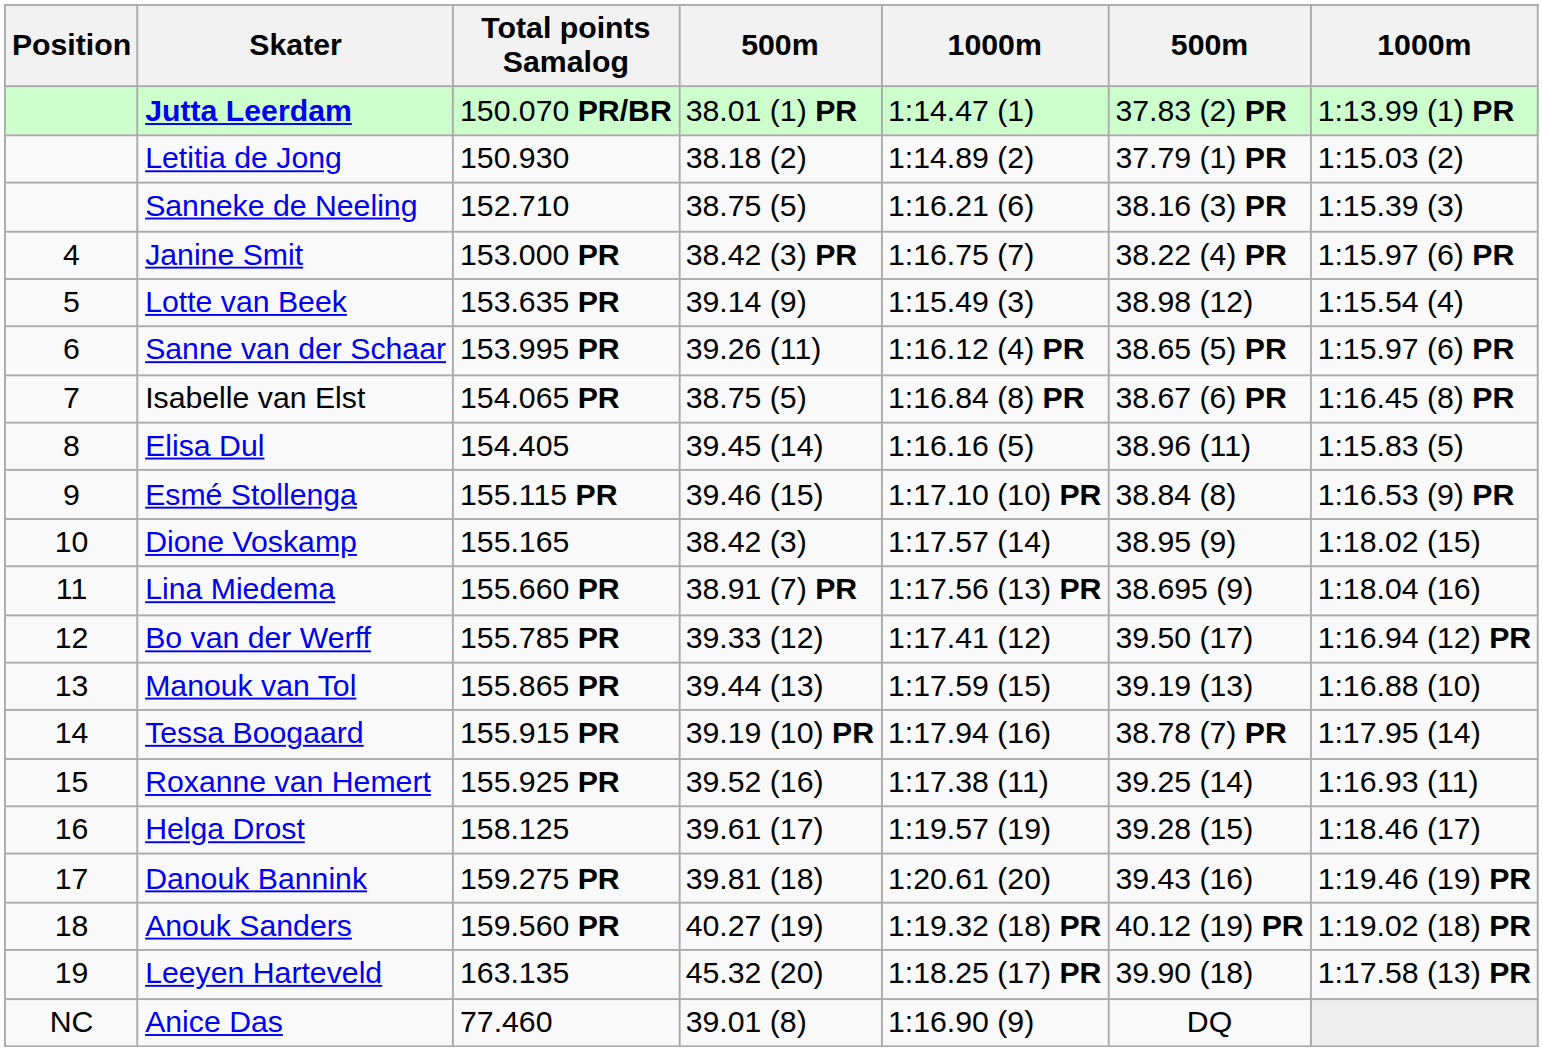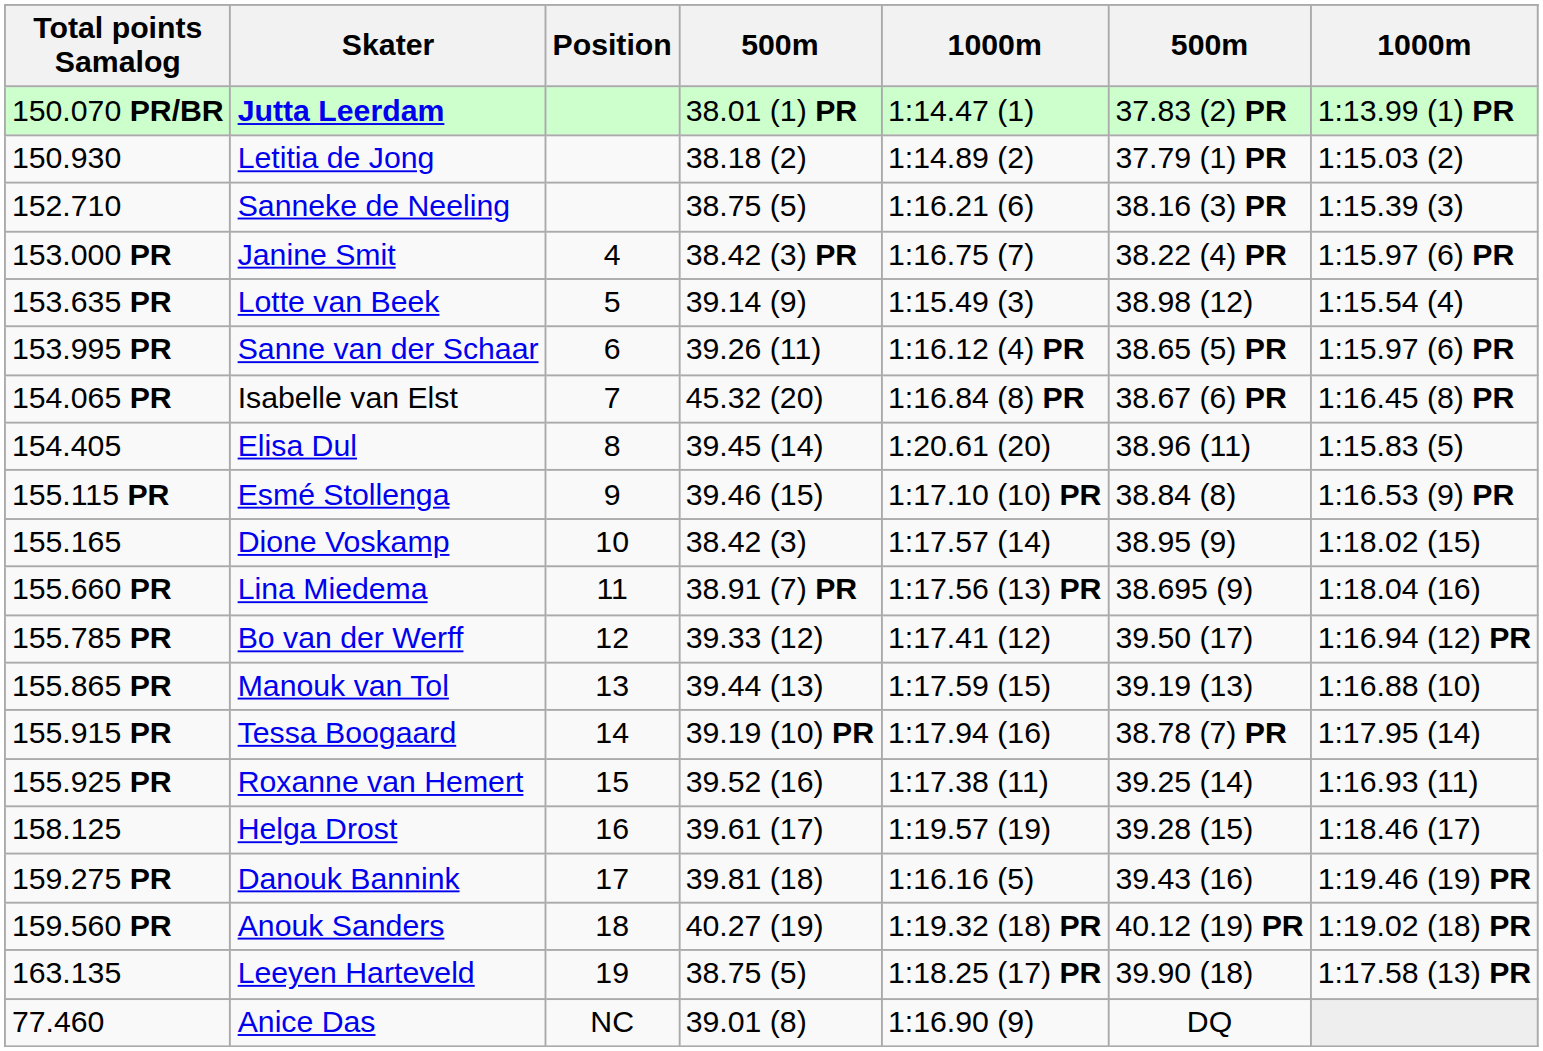columns swapped: (72, 45) <-> (566, 45)
(746, 398) 38.75 (5) -> (755, 398) 45.32 (20)
(961, 446) 1:16.16 (5) -> (969, 446) 1:20.61 (20)
(969, 877) 1:20.61 (20) -> (961, 877) 1:16.16 (5)
(755, 973) 45.32 (20) -> (746, 973) 38.75 (5)
